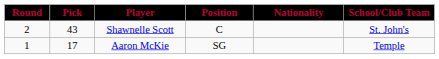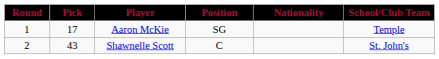rows swapped: (140, 45) <-> (140, 29)
